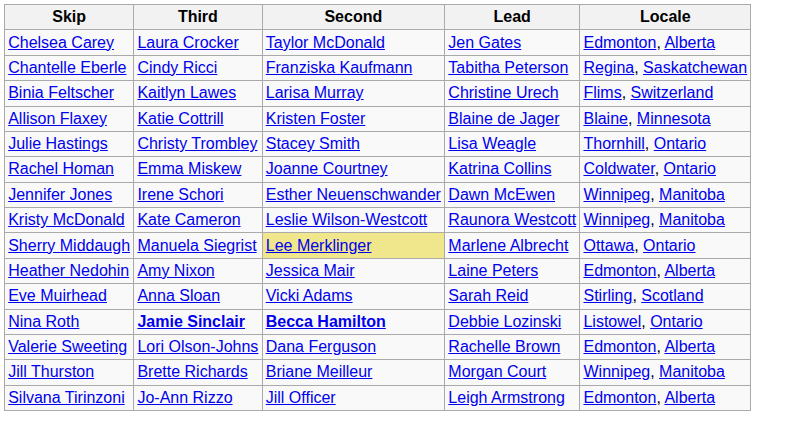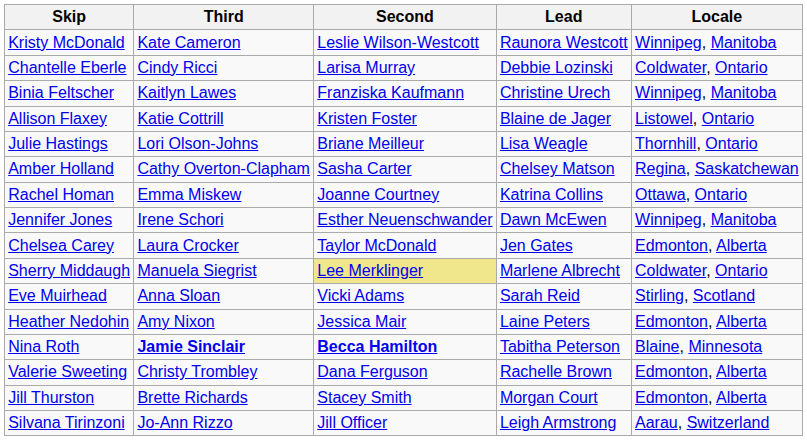rows swapped: (61, 42) <-> (66, 220)
(339, 67) Franziska Kaufmann -> (366, 67) Larisa Murray
(508, 67) Tabitha Peterson -> (556, 67) Debbie Lozinski
(665, 67) Regina, Saskatchewan -> (701, 67) Coldwater, Ontario
(315, 93) Larisa Murray -> (391, 93) Franziska Kaufmann
(648, 93) Flims, Switzerland -> (706, 93) Winnipeg, Manitoba
(647, 118) Blaine, Minnesota -> (695, 118) Listowel, Ontario
(197, 144) Christy Trombley -> (198, 144) Lori Olson-Johns
(313, 144) Stacey Smith -> (371, 144) Briane Meilleur
+ row: (61, 169)
(650, 169) Coldwater, Ontario -> (691, 194) Ottawa, Ontario
(639, 245) Ottawa, Ontario -> (701, 270) Coldwater, Ontario
rows swapped: (58, 296) <-> (69, 270)
(505, 321) Debbie Lozinski -> (560, 347) Tabitha Peterson
(643, 321) Listowel, Ontario -> (699, 347) Blaine, Minnesota
(198, 347) Lori Olson-Johns -> (197, 372) Christy Trombley
(319, 372) Briane Meilleur -> (364, 397) Stacey Smith
(654, 372) Winnipeg, Manitoba -> (701, 397) Edmonton, Alberta
(649, 397) Edmonton, Alberta -> (702, 423) Aarau, Switzerland
